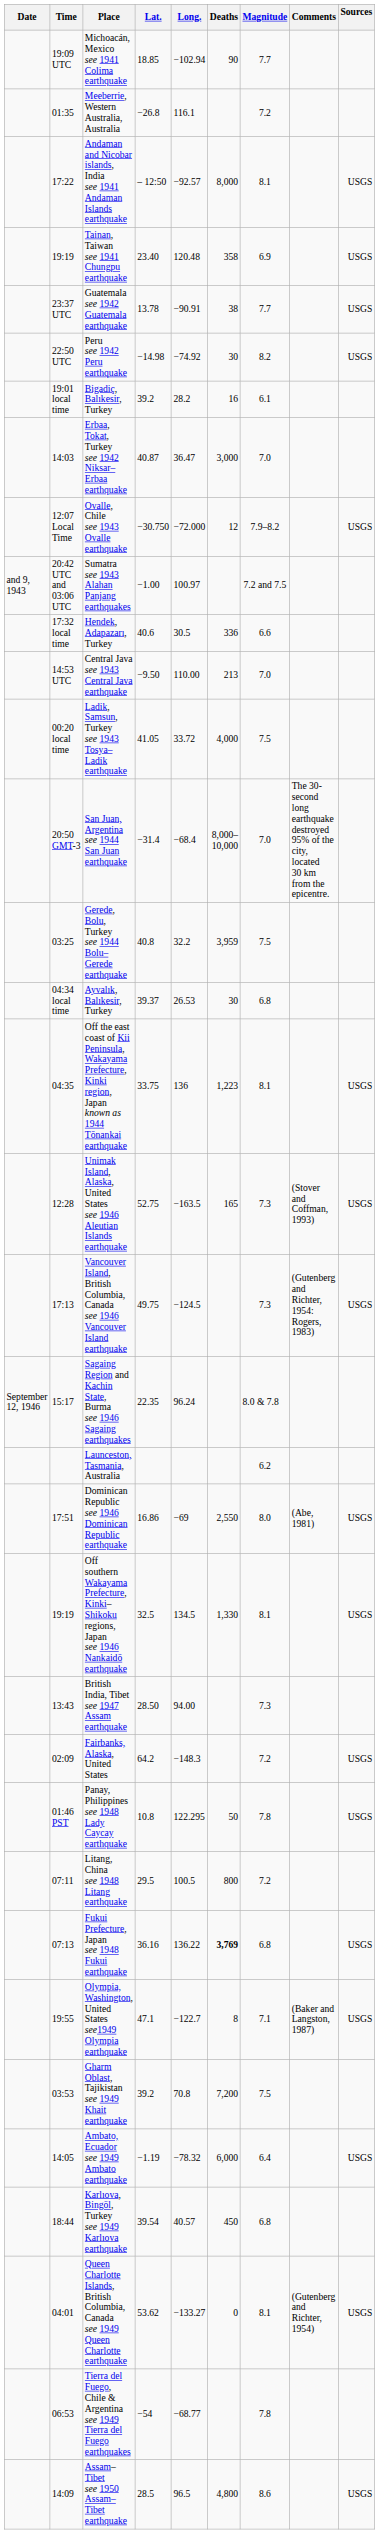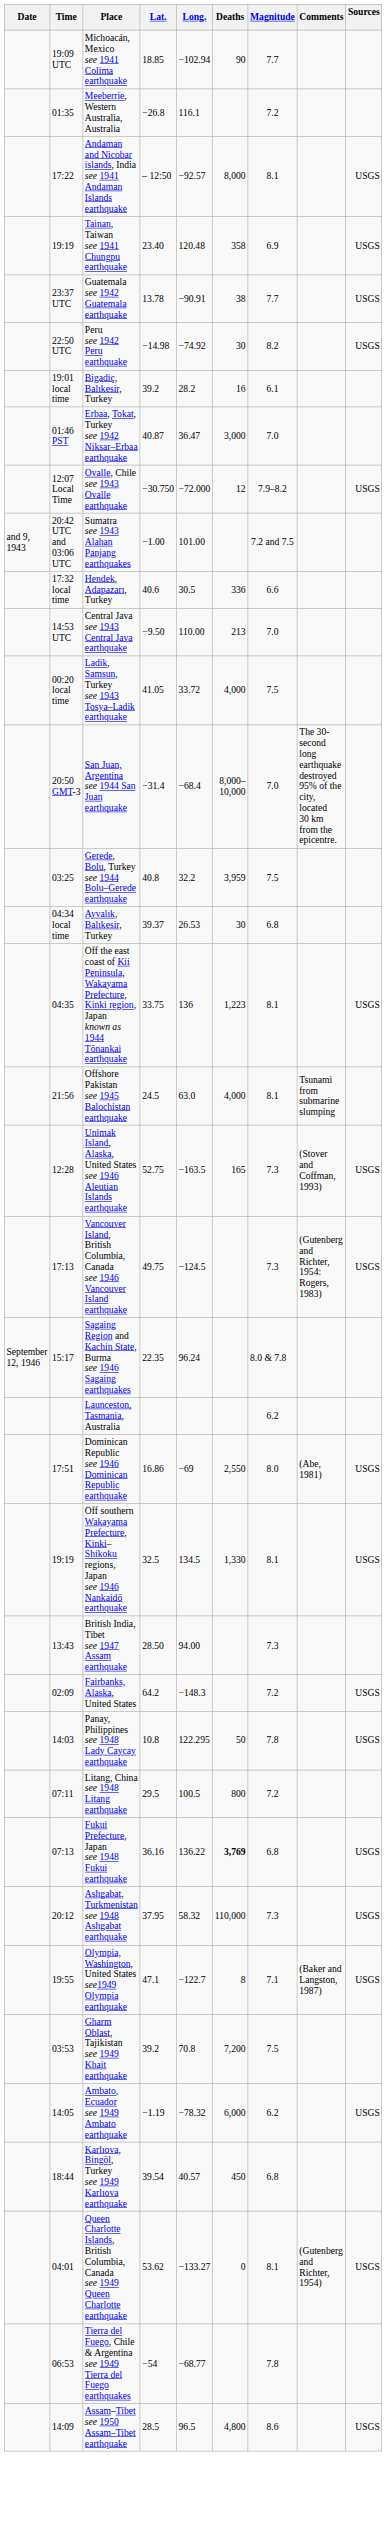(63, 457) 14:03 -> (63, 436) 01:46 PST
(187, 585) 100.97 -> (192, 542) 101.00
+ row: (108, 1096)
(63, 1817) 01:46 PST -> (63, 1740) 14:03
+ row: (111, 1916)
(265, 2158) 6.4 -> (272, 2112) 6.2
